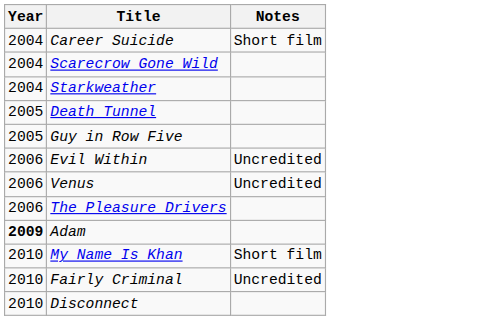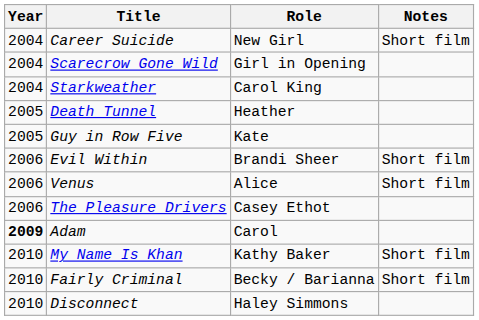+ column: (304, 17)
(278, 160) Uncredited -> (426, 160) Short film
(278, 184) Uncredited -> (426, 184) Short film
(278, 280) Uncredited -> (426, 280) Short film
